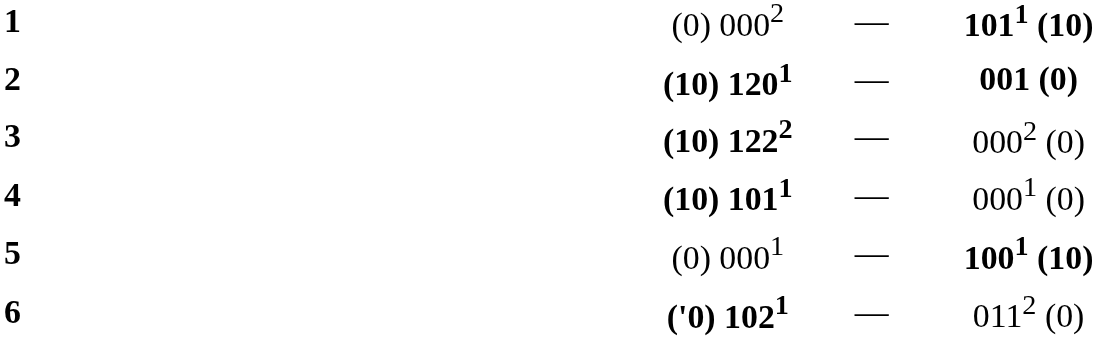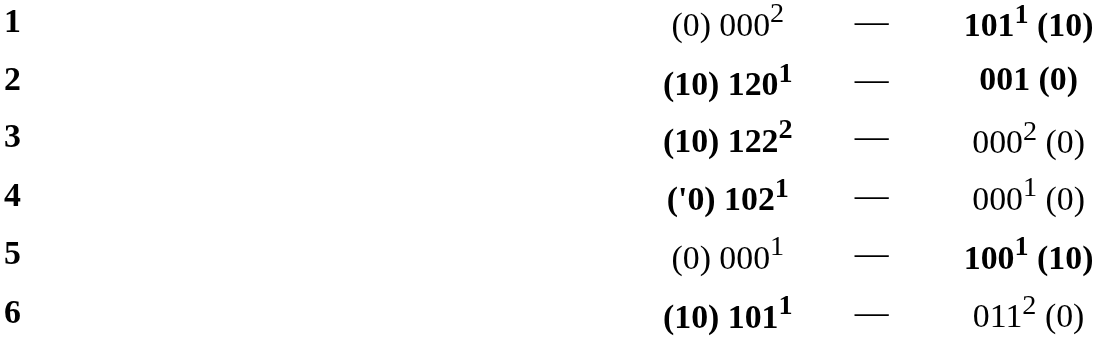(728, 195) (10) 1011 -> (728, 195) ('0) 1021
(728, 311) ('0) 1021 -> (728, 311) (10) 1011
